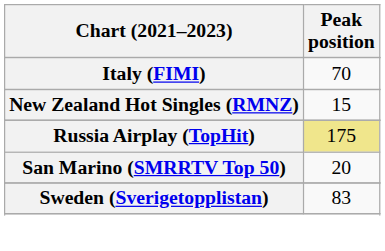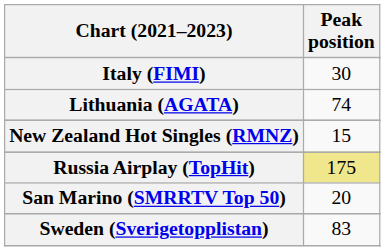(341, 73) 70 -> (341, 73) 30
+ row: (154, 104)
